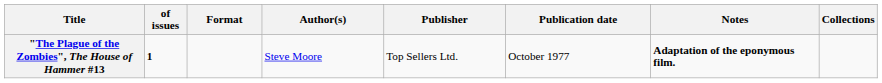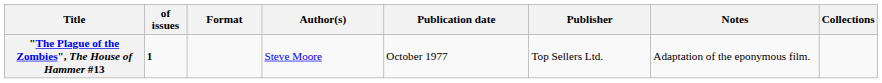columns swapped: (445, 19) <-> (578, 19)
(724, 56) bold -> (732, 56) normal
